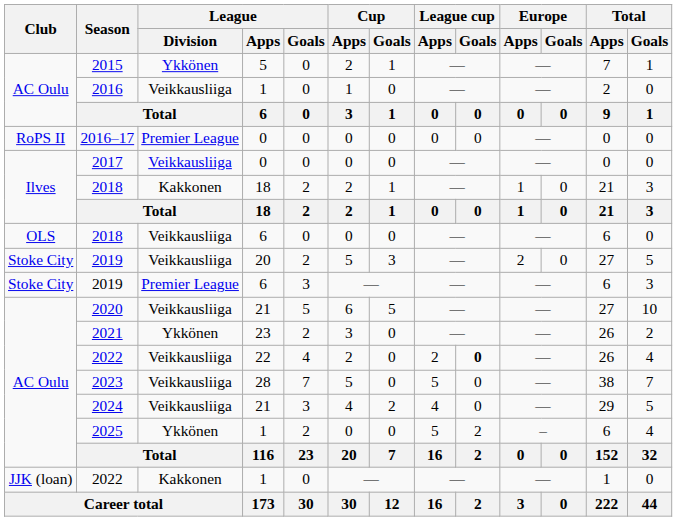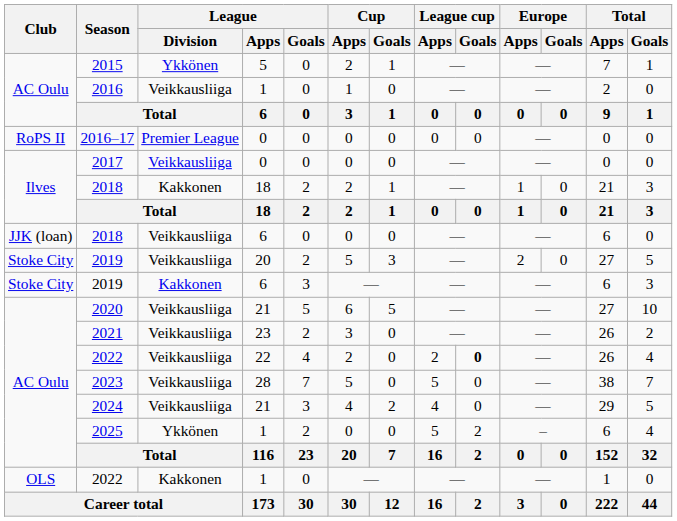(41, 235) OLS -> (41, 235) JJK (loan)
(190, 284) Premier League -> (190, 284) Kakkonen
(190, 333) Ykkönen -> (190, 333) Veikkausliiga
(41, 479) JJK (loan) -> (41, 479) OLS
